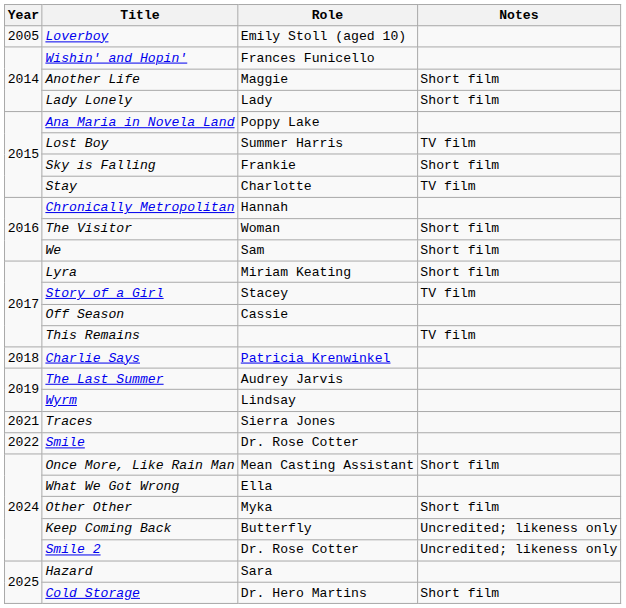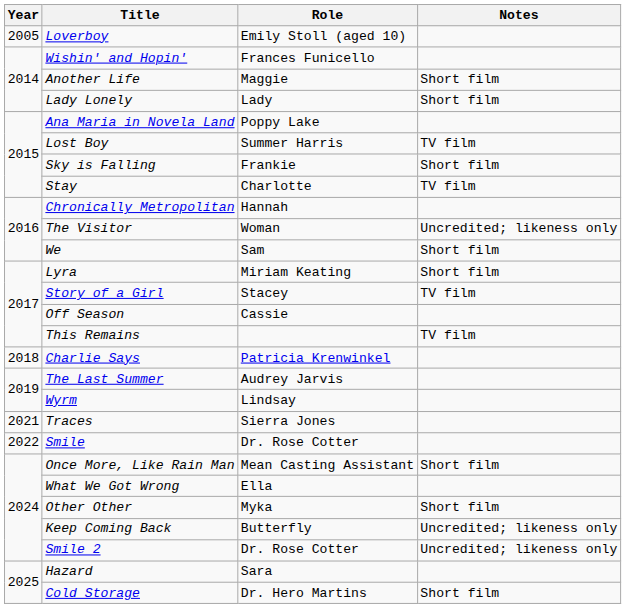(460, 229) Short film -> (519, 229) Uncredited; likeness only
